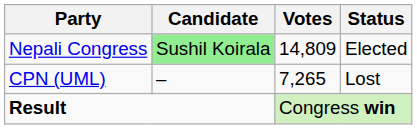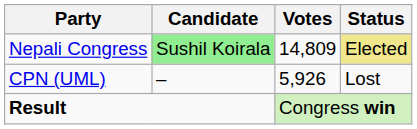(376, 49) no background -> (376, 49) khaki background
(302, 78) 7,265 -> (302, 78) 5,926
